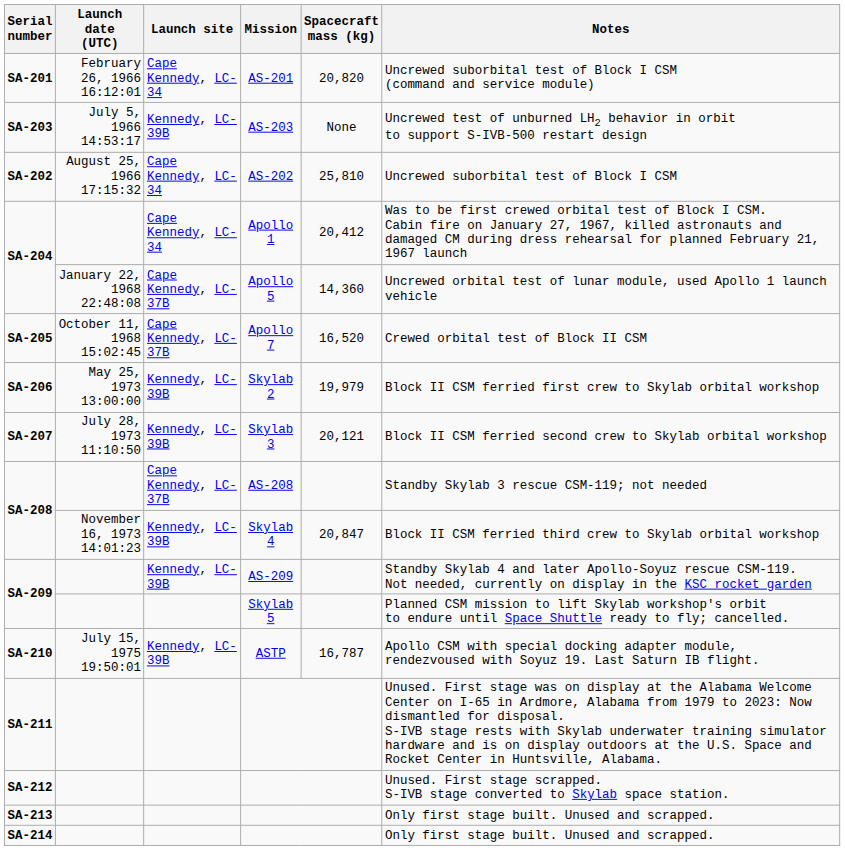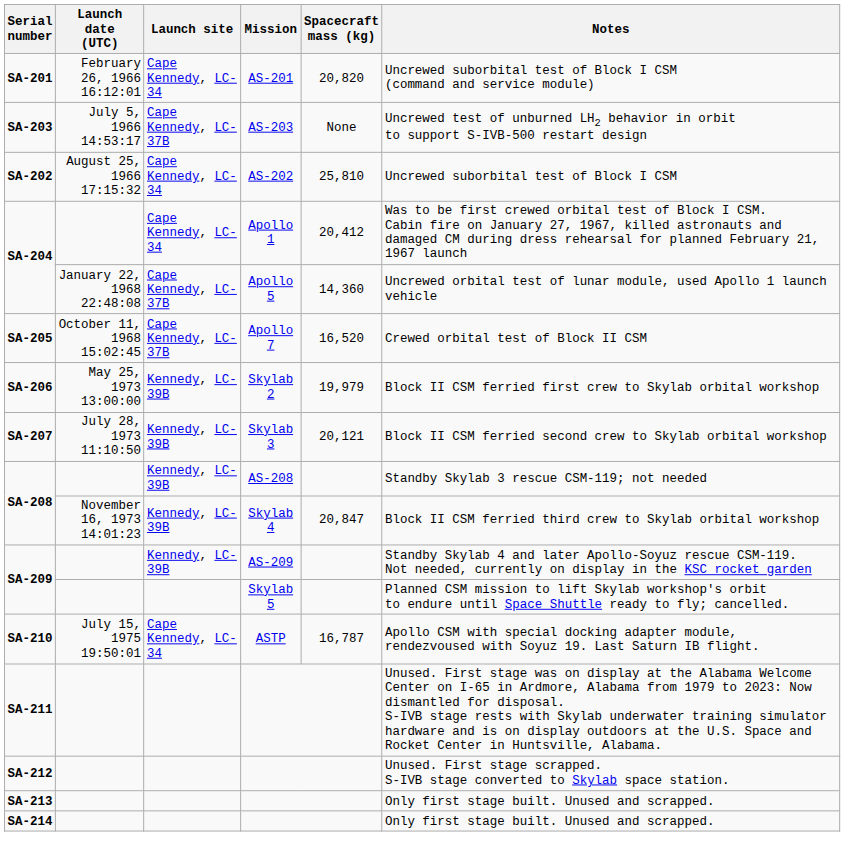(192, 127) Kennedy, LC-39B -> (192, 127) Cape Kennedy, LC-37B
(192, 486) Cape Kennedy, LC-37B -> (192, 479) Kennedy, LC-39B
(192, 653) Kennedy, LC-39B -> (192, 639) Cape Kennedy, LC-34
